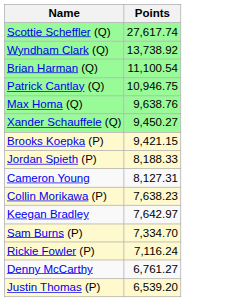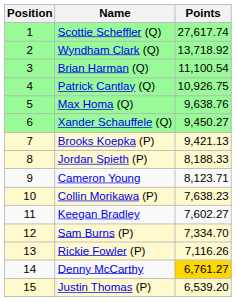+ column: (30, 13)
(152, 50) 13,738.92 -> (203, 50) 13,718.92
(152, 86) 10,946.75 -> (203, 86) 10,926.75
(156, 141) 9,421.15 -> (206, 141) 9,421.13
(156, 178) 8,127.31 -> (206, 178) 8,123.71
(156, 214) 7,642.97 -> (206, 214) 7,602.27
(156, 251) 7,116.24 -> (207, 251) 7,116.26
(156, 269) no background -> (206, 269) gold background
